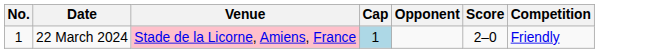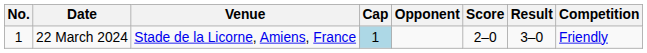+ column: (532, 15)
(245, 37) pink background -> (245, 37) no background
